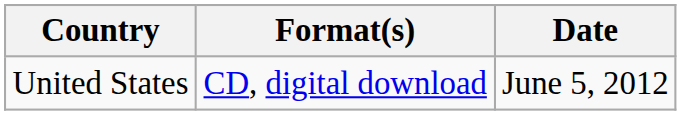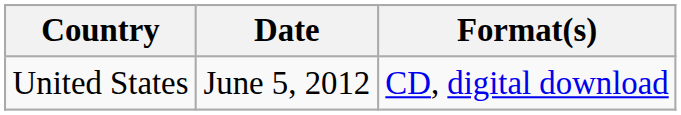columns swapped: (585, 30) <-> (345, 30)
